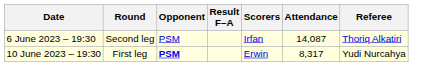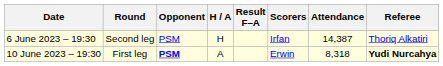+ column: (220, 17)
(311, 38) 14,087 -> (338, 38) 14,387
(311, 54) 8,317 -> (338, 54) 8,318
(374, 54) normal -> (403, 54) bold
